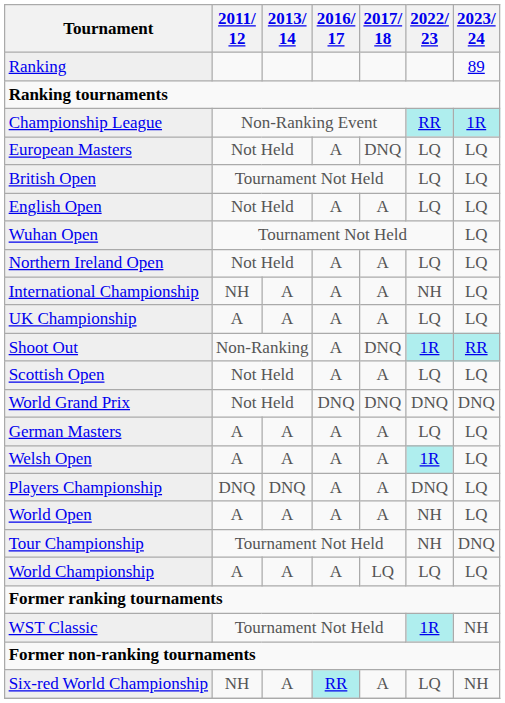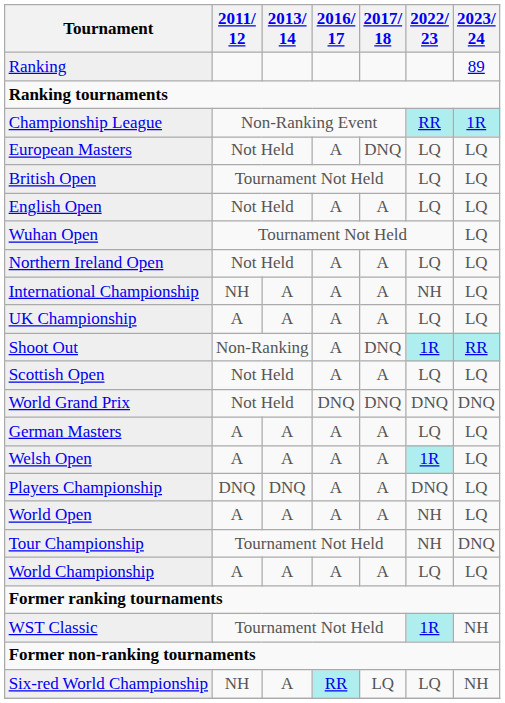(383, 571) LQ -> (383, 571) A
(383, 683) A -> (383, 683) LQ
